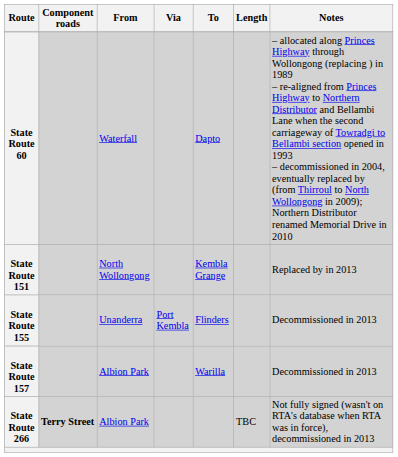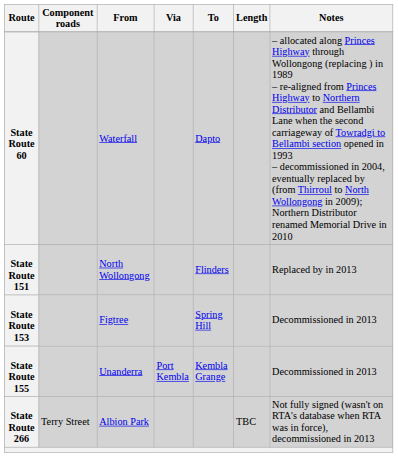(211, 269) Kembla Grange -> (212, 269) Flinders
+ row: (22, 326)
(212, 320) Flinders -> (211, 371) Kembla Grange
- row: (22, 377)
(68, 422) bold -> (65, 422) normal
